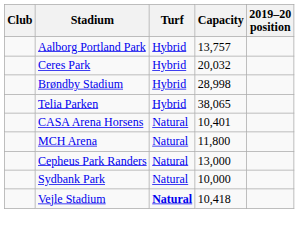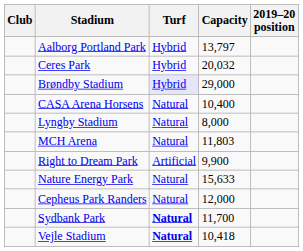(214, 46) 13,757 -> (218, 46) 13,797
(169, 84) no background -> (169, 84) lavender background
(214, 84) 28,998 -> (218, 84) 29,000
- row: (68, 103)
(214, 122) 10,401 -> (218, 103) 10,400
+ row: (78, 122)
(214, 141) 11,800 -> (218, 141) 11,803
+ row: (88, 160)
+ row: (86, 179)
(214, 160) 13,000 -> (218, 198) 12,000
(170, 179) normal -> (172, 217) bold
(214, 179) 10,000 -> (218, 217) 11,700
